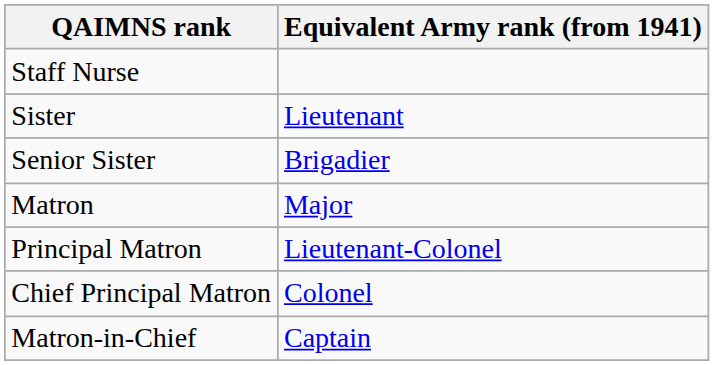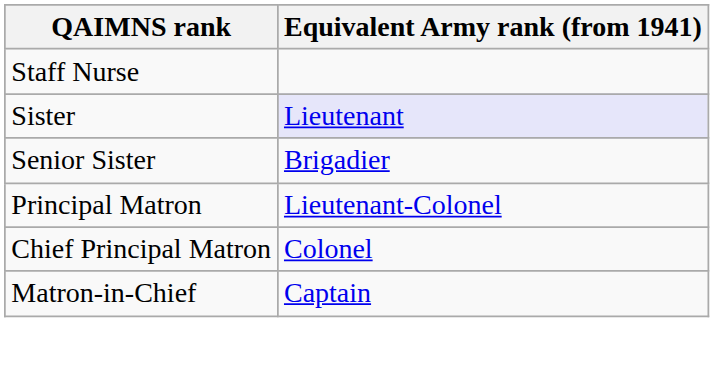(344, 115) no background -> (344, 115) lavender background
- row: (53, 204)
